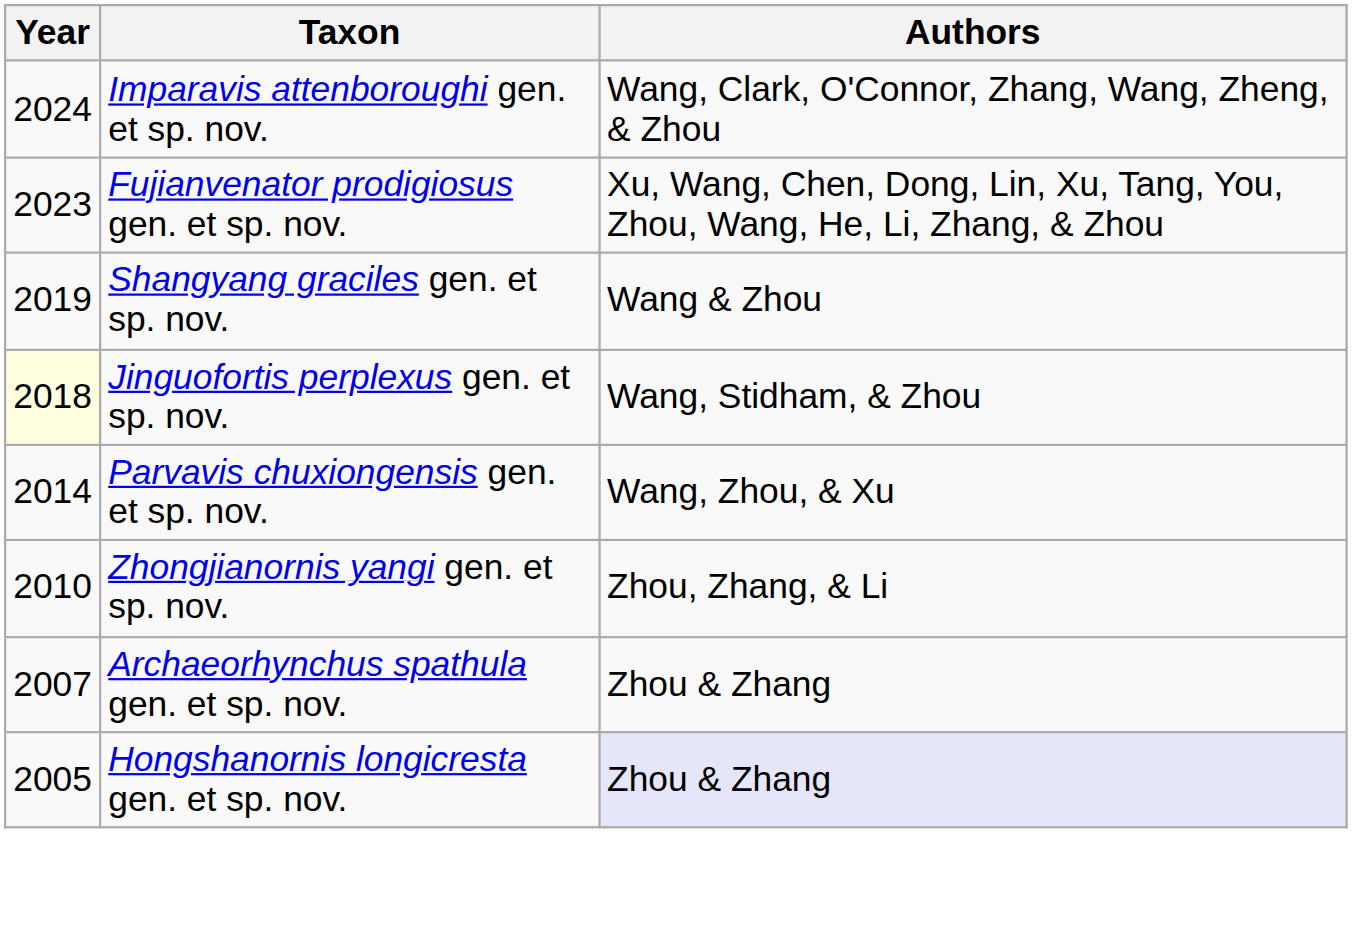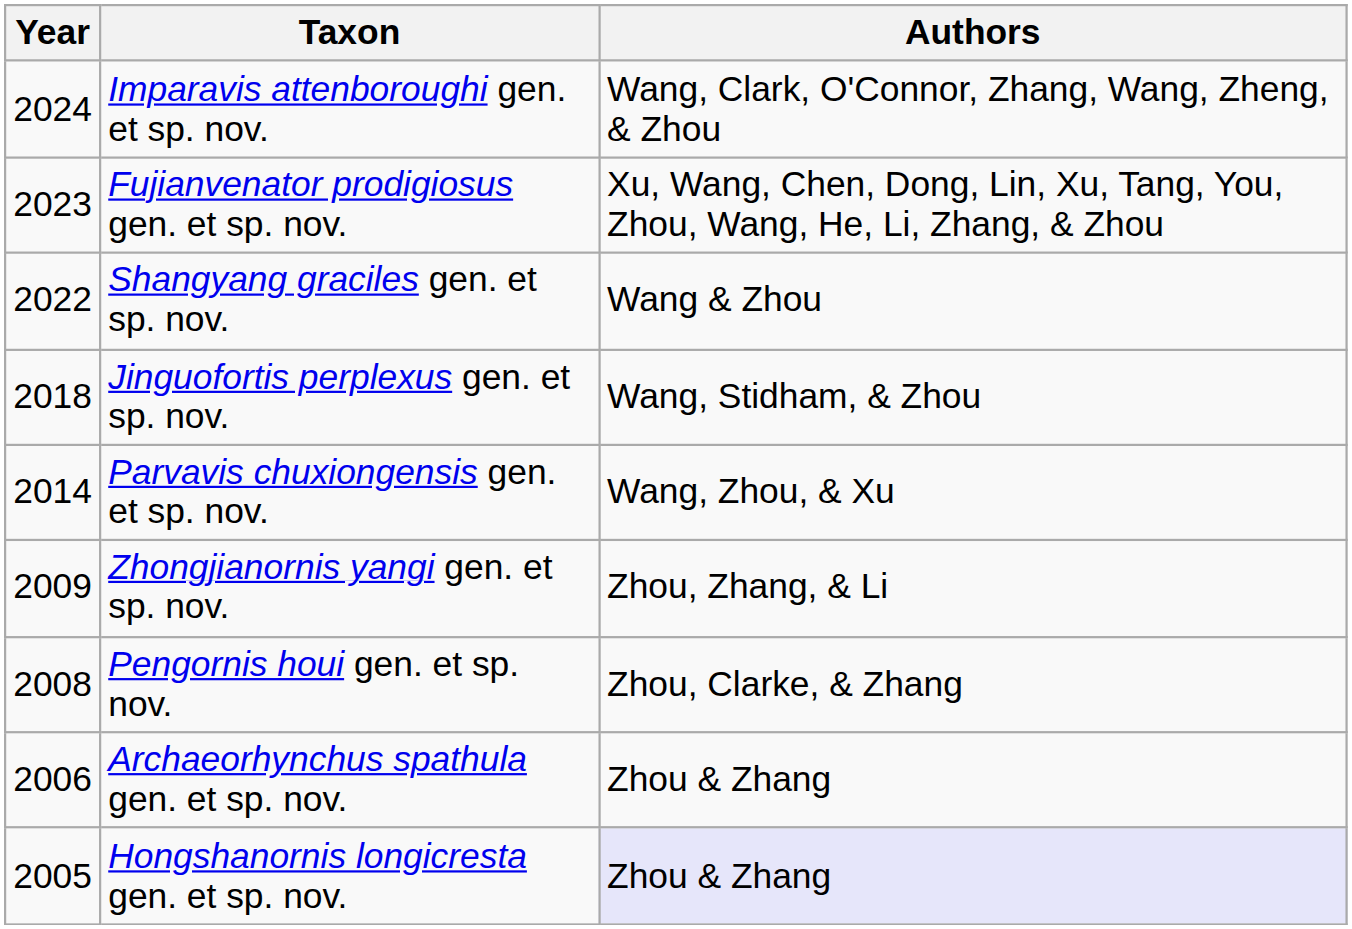(53, 300) 2019 -> (53, 300) 2022
(53, 396) lightyellow background -> (53, 396) no background
(53, 587) 2010 -> (53, 587) 2009
+ row: (314, 683)
(53, 683) 2007 -> (53, 779) 2006
